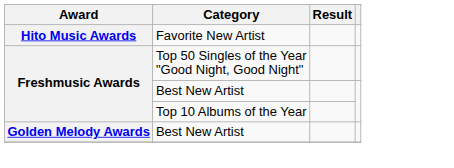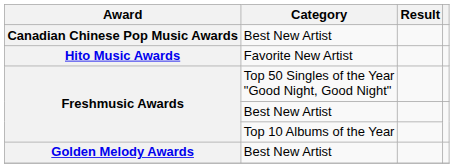+ row: (123, 35)
